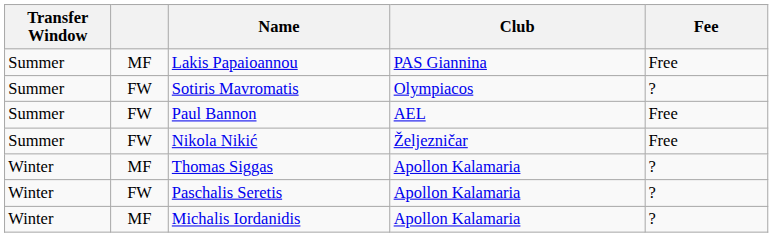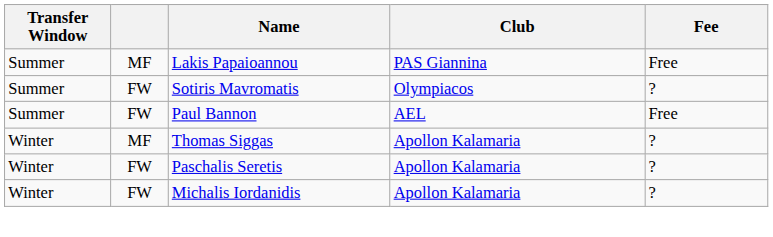- row: (215, 140)
(140, 219) MF -> (140, 192) FW
